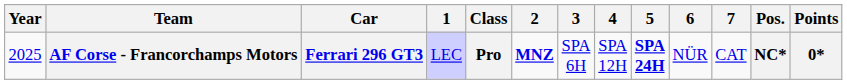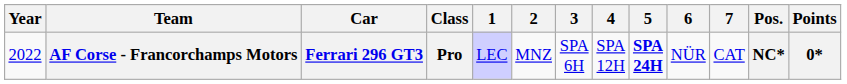columns swapped: (489, 18) <-> (446, 18)
(25, 55) 2025 -> (25, 55) 2022
(535, 55) bold -> (534, 55) normal
